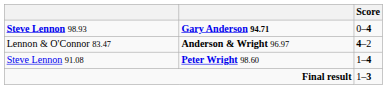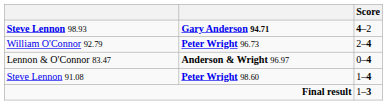(364, 28) 0–4 -> (364, 28) 4–2
+ row: (55, 44)
(364, 44) 4–2 -> (364, 60) 0–4
